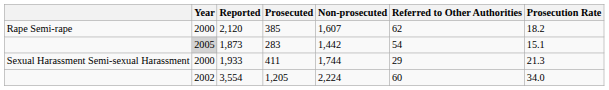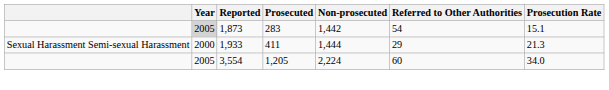- row: (231, 28)
(330, 61) 1,744 -> (330, 45) 1,444
(204, 77) 2002 -> (204, 61) 2005
